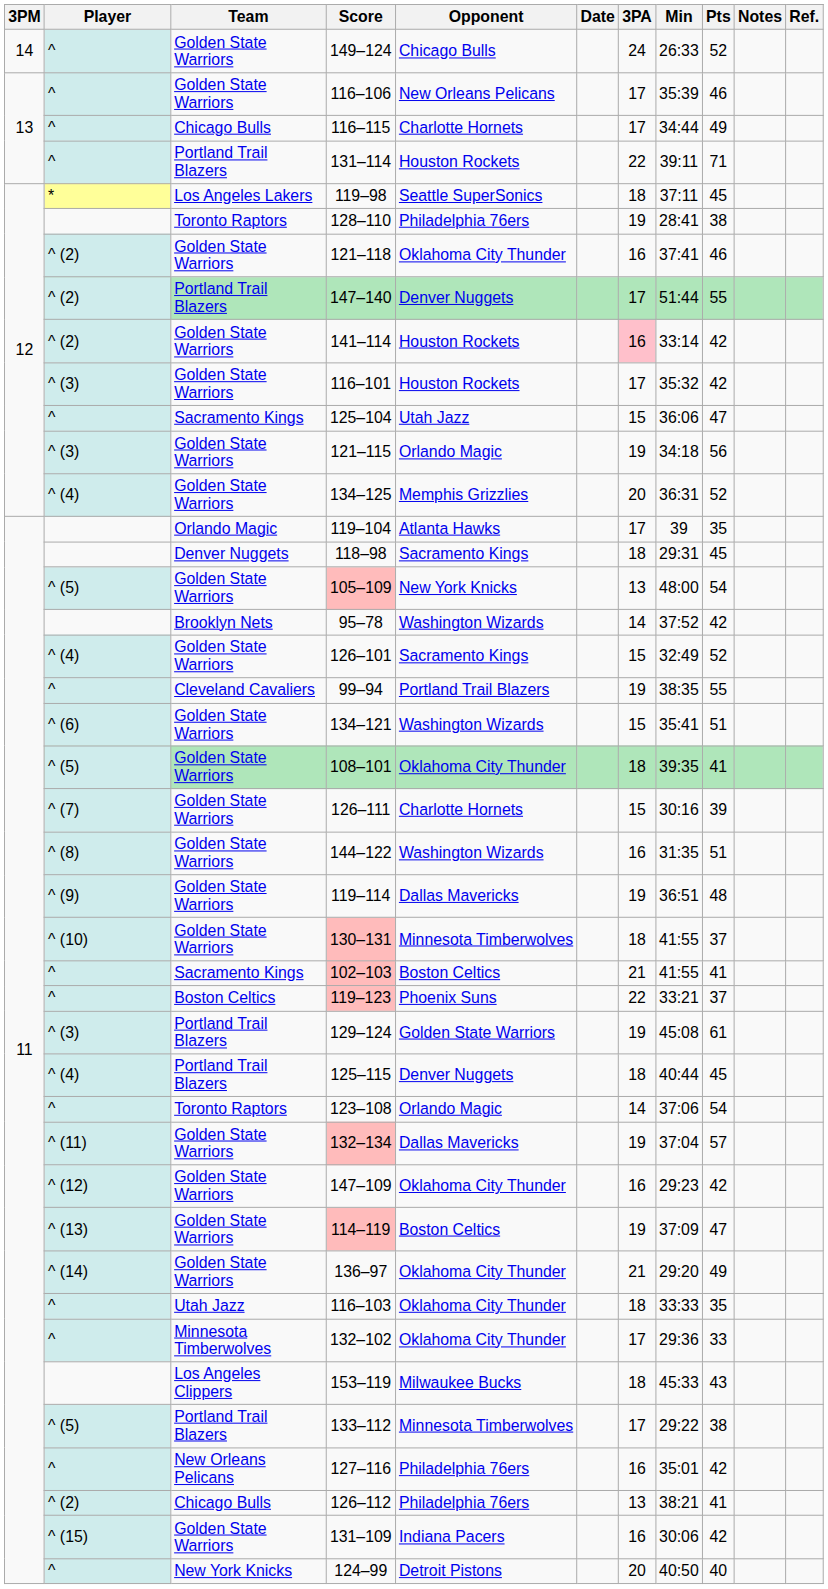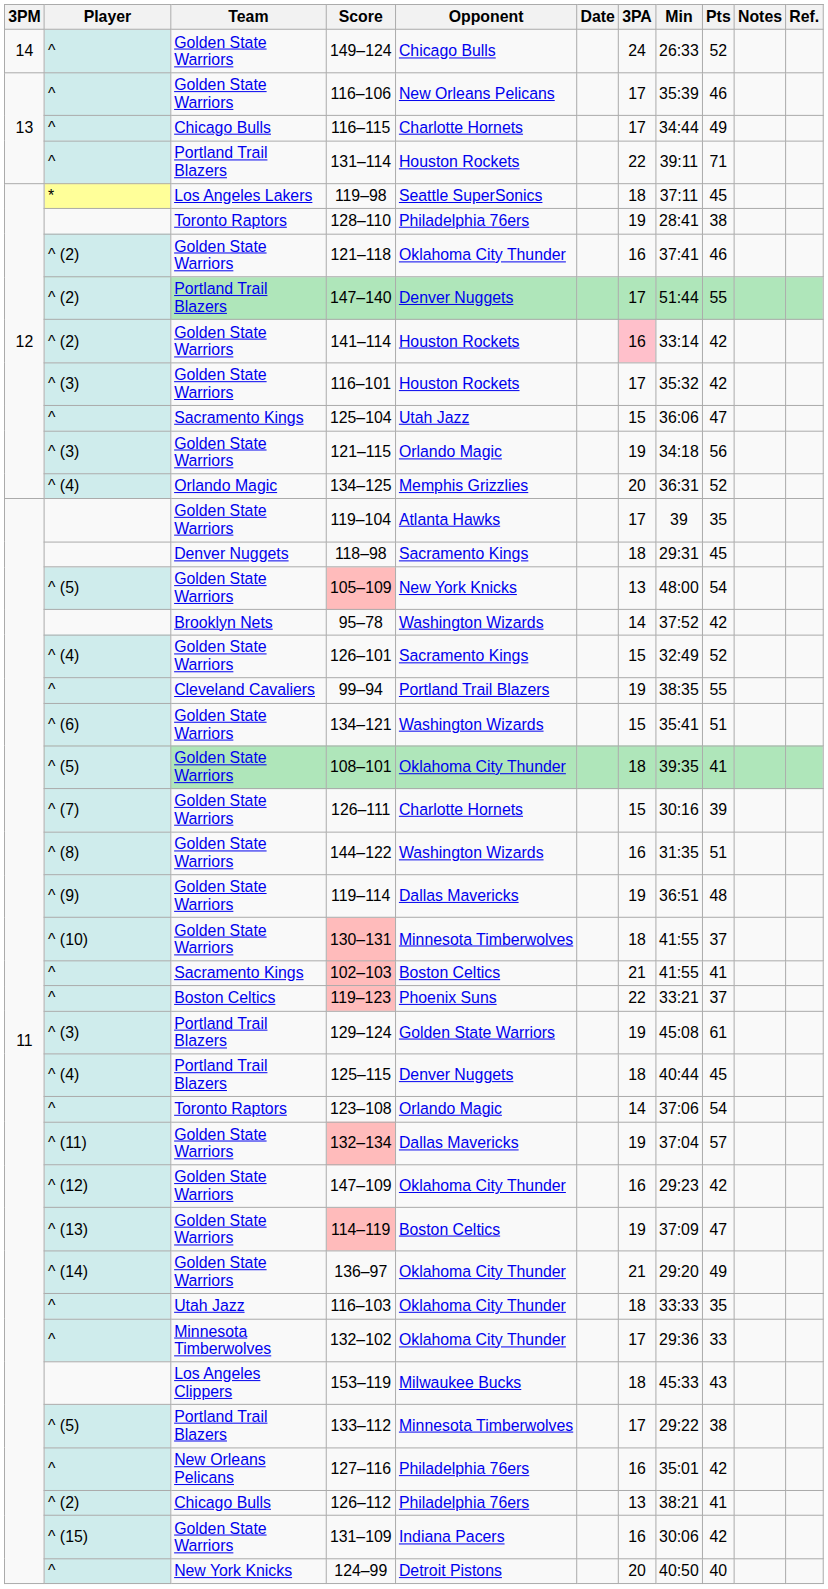(220, 495) Golden State Warriors -> (226, 486) Orlando Magic
(226, 529) Orlando Magic -> (220, 520) Golden State Warriors
